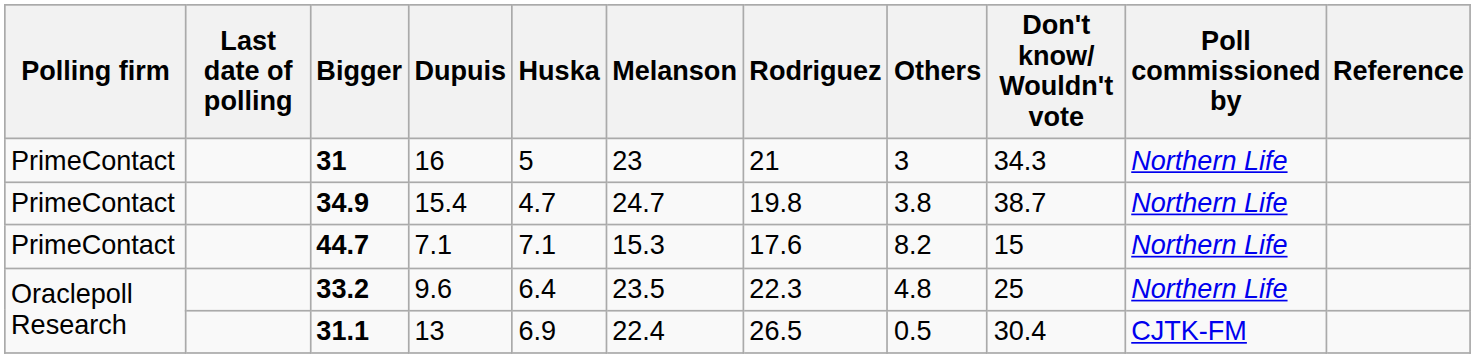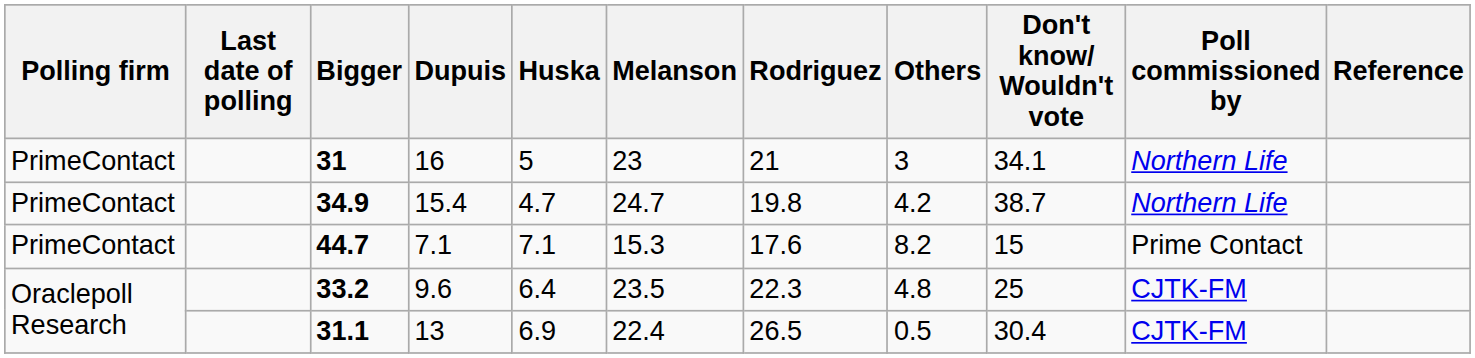(1020, 160) 34.3 -> (1020, 160) 34.1
(913, 202) 3.8 -> (913, 202) 4.2
(1209, 245) Northern Life -> (1217, 245) Prime Contact
(1209, 288) Northern Life -> (1189, 288) CJTK-FM
